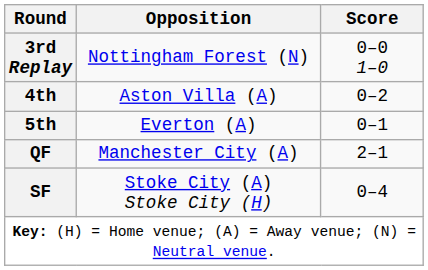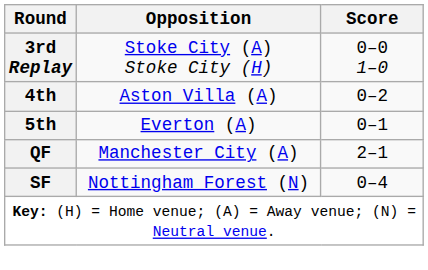(199, 58) Nottingham Forest (N) -> (199, 58) Stoke City (A) Stoke City (H)
(199, 192) Stoke City (A) Stoke City (H) -> (199, 182) Nottingham Forest (N)
